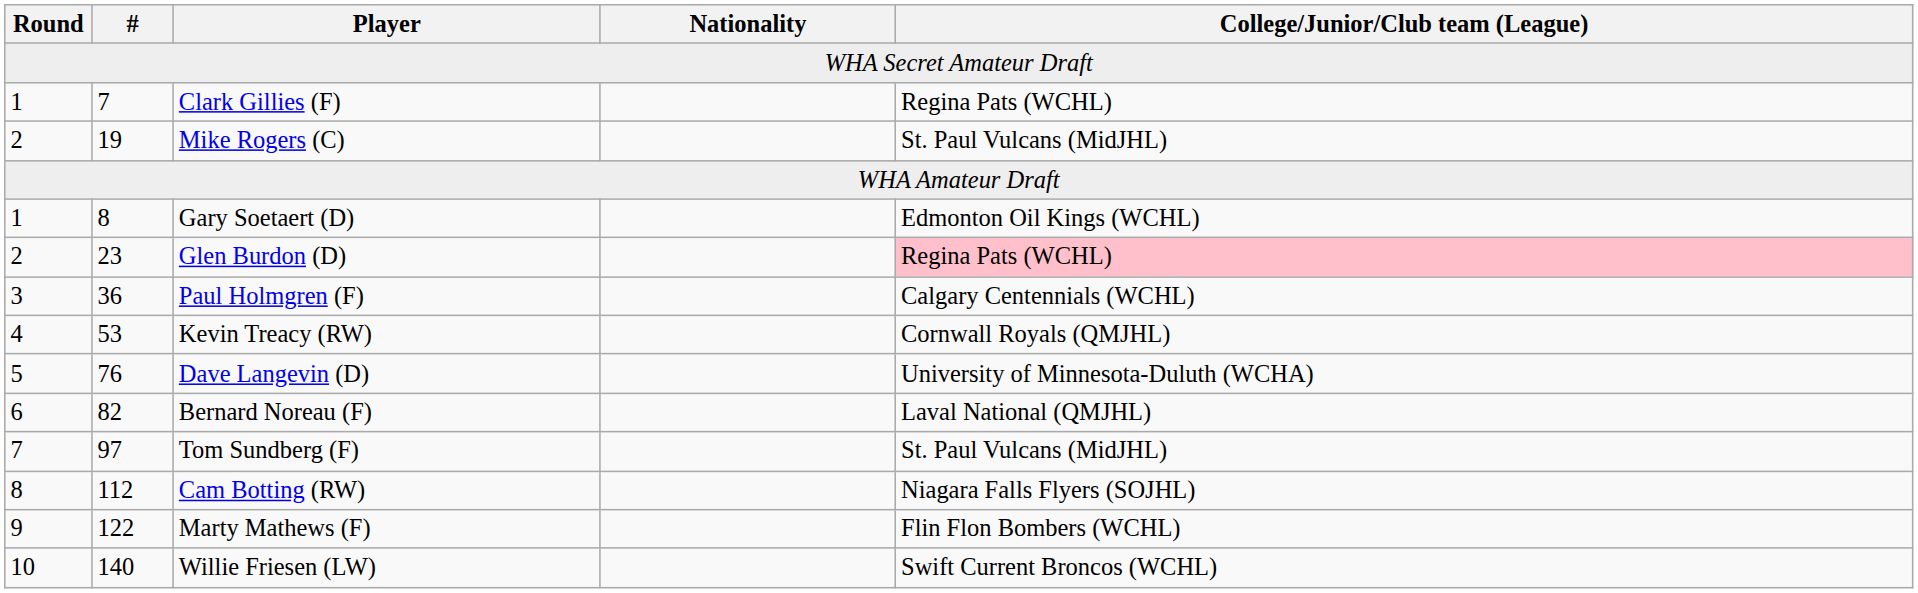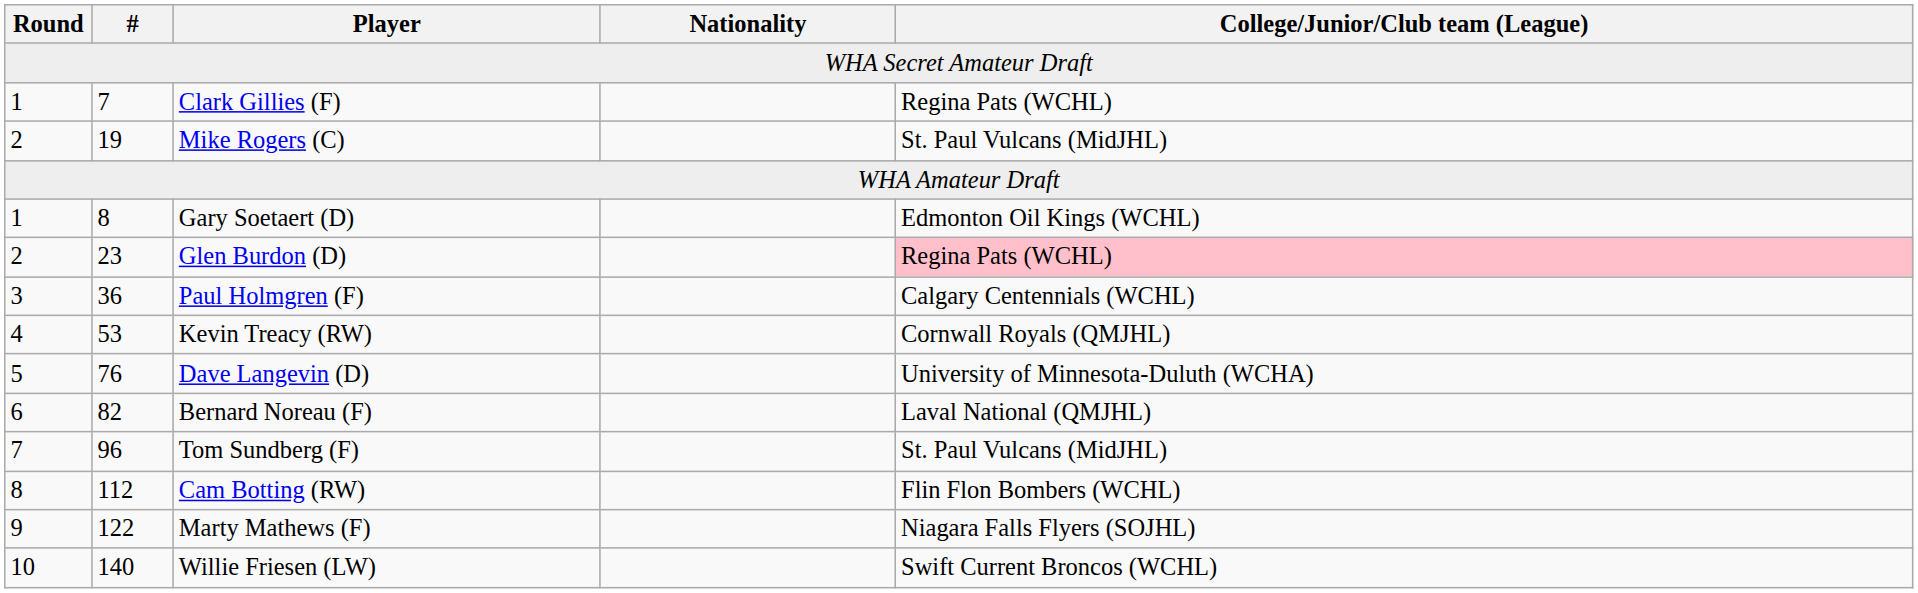(110, 450) 97 -> (110, 450) 96
(1048, 489) Niagara Falls Flyers (SOJHL) -> (1041, 489) Flin Flon Bombers (WCHL)
(1041, 528) Flin Flon Bombers (WCHL) -> (1048, 528) Niagara Falls Flyers (SOJHL)
